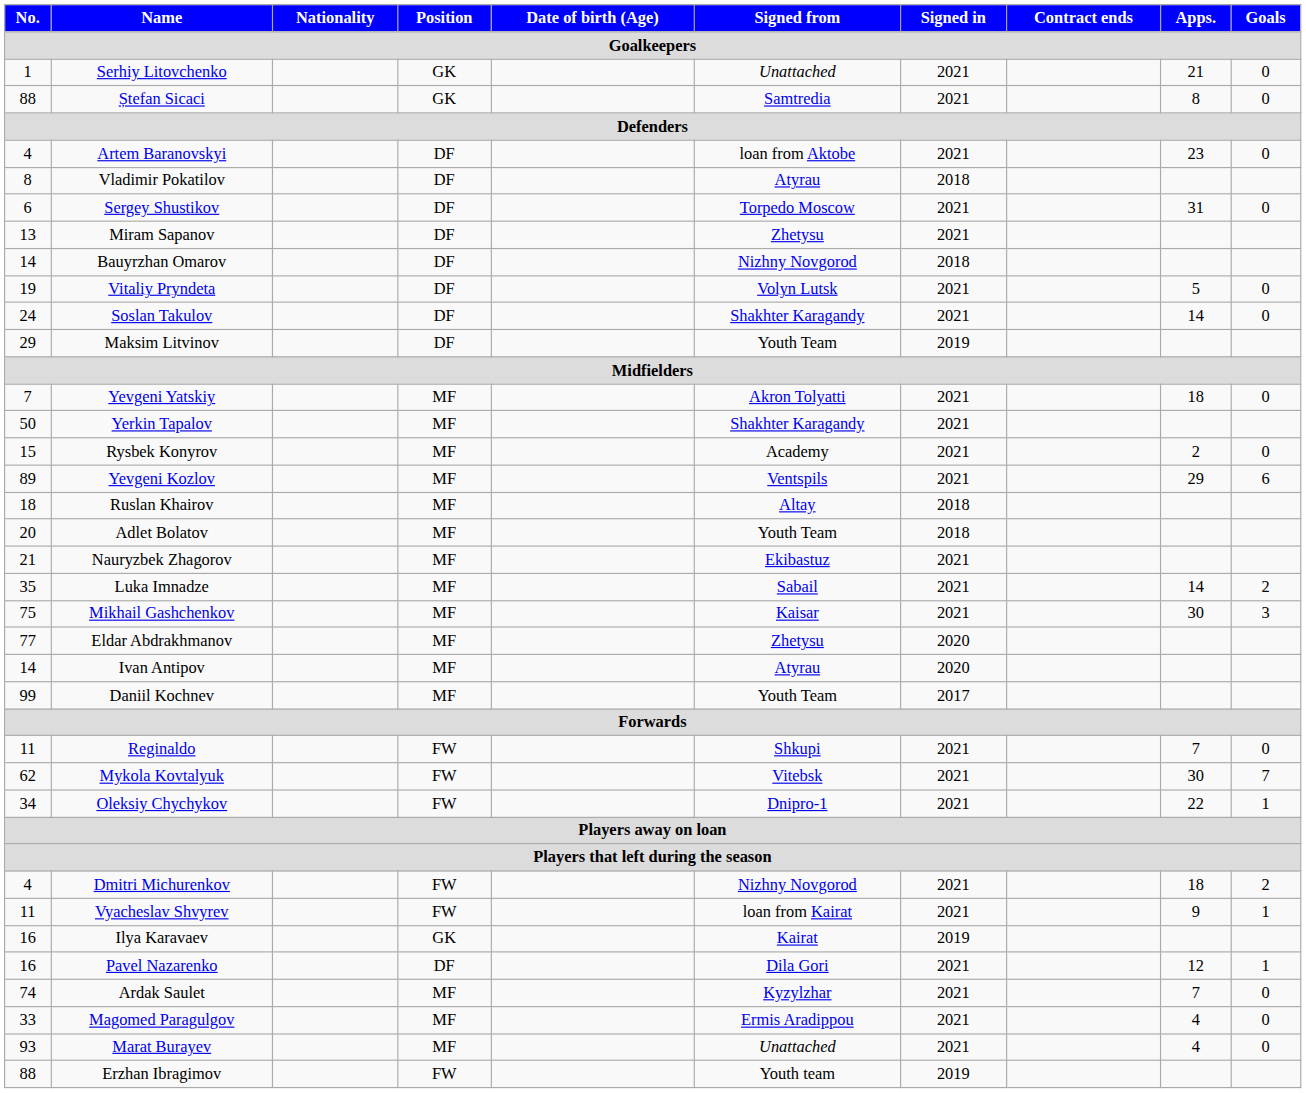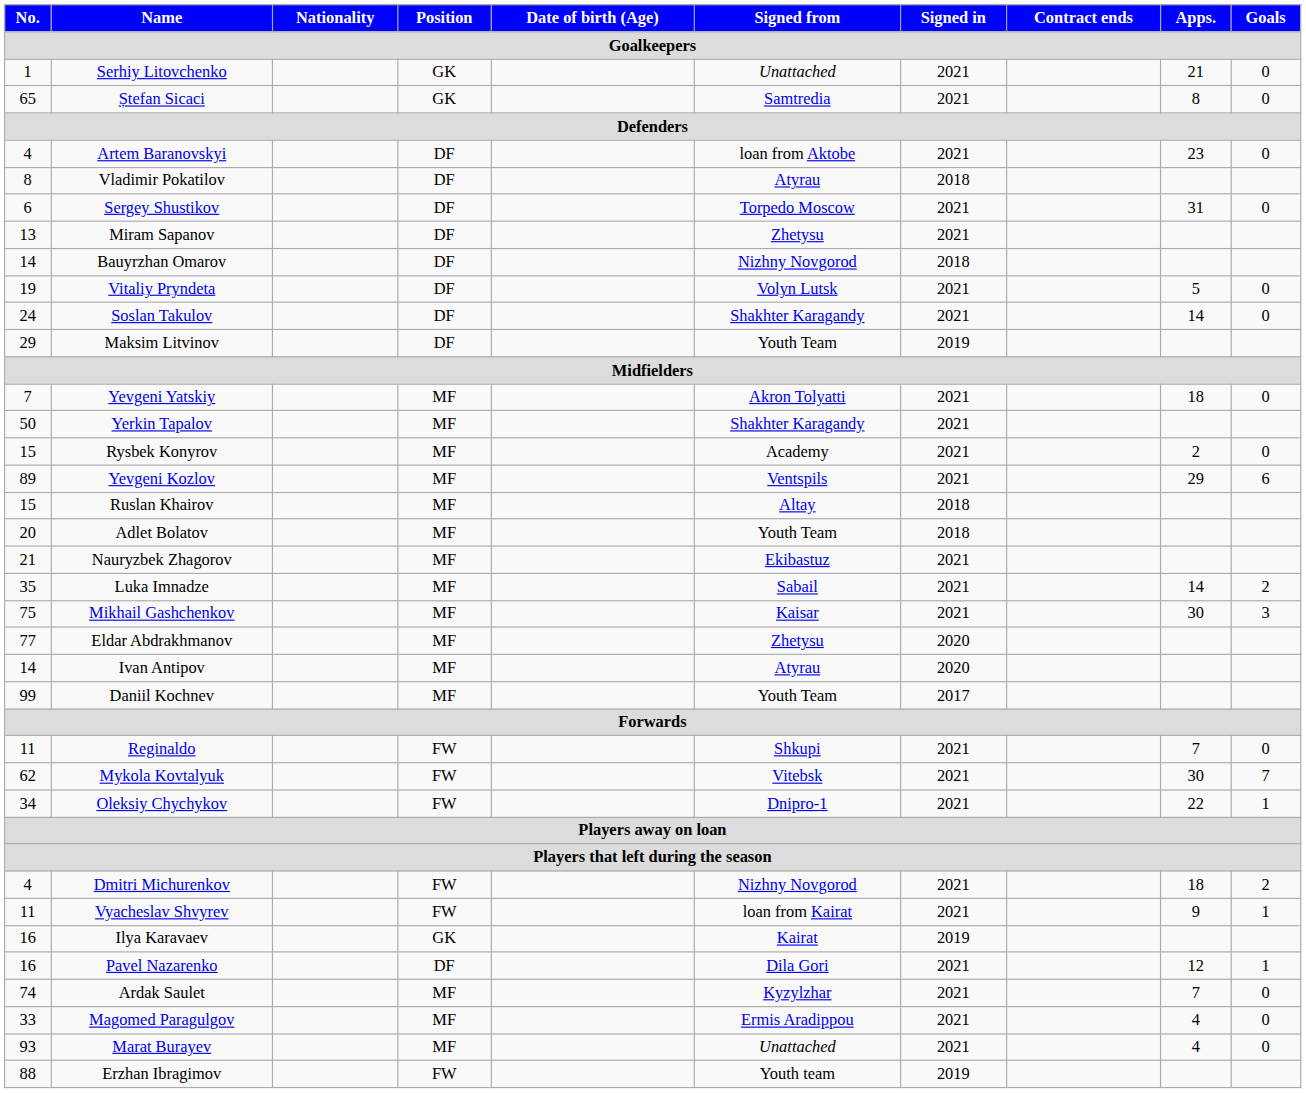(28, 99) 88 -> (28, 99) 65
(28, 505) 18 -> (28, 505) 15
